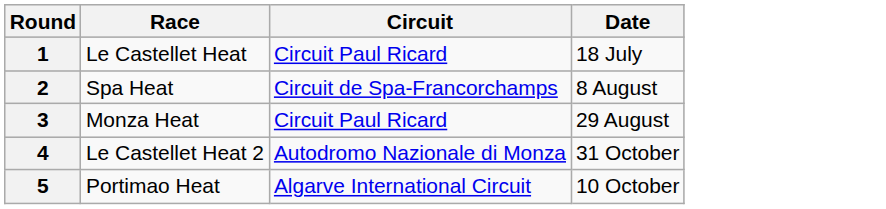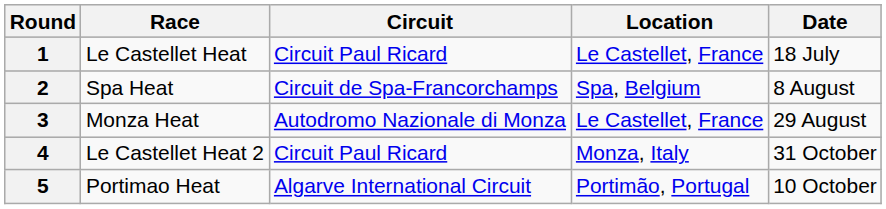+ column: (670, 21)
(361, 120) Circuit Paul Ricard -> (420, 120) Autodromo Nazionale di Monza
(420, 153) Autodromo Nazionale di Monza -> (361, 153) Circuit Paul Ricard
